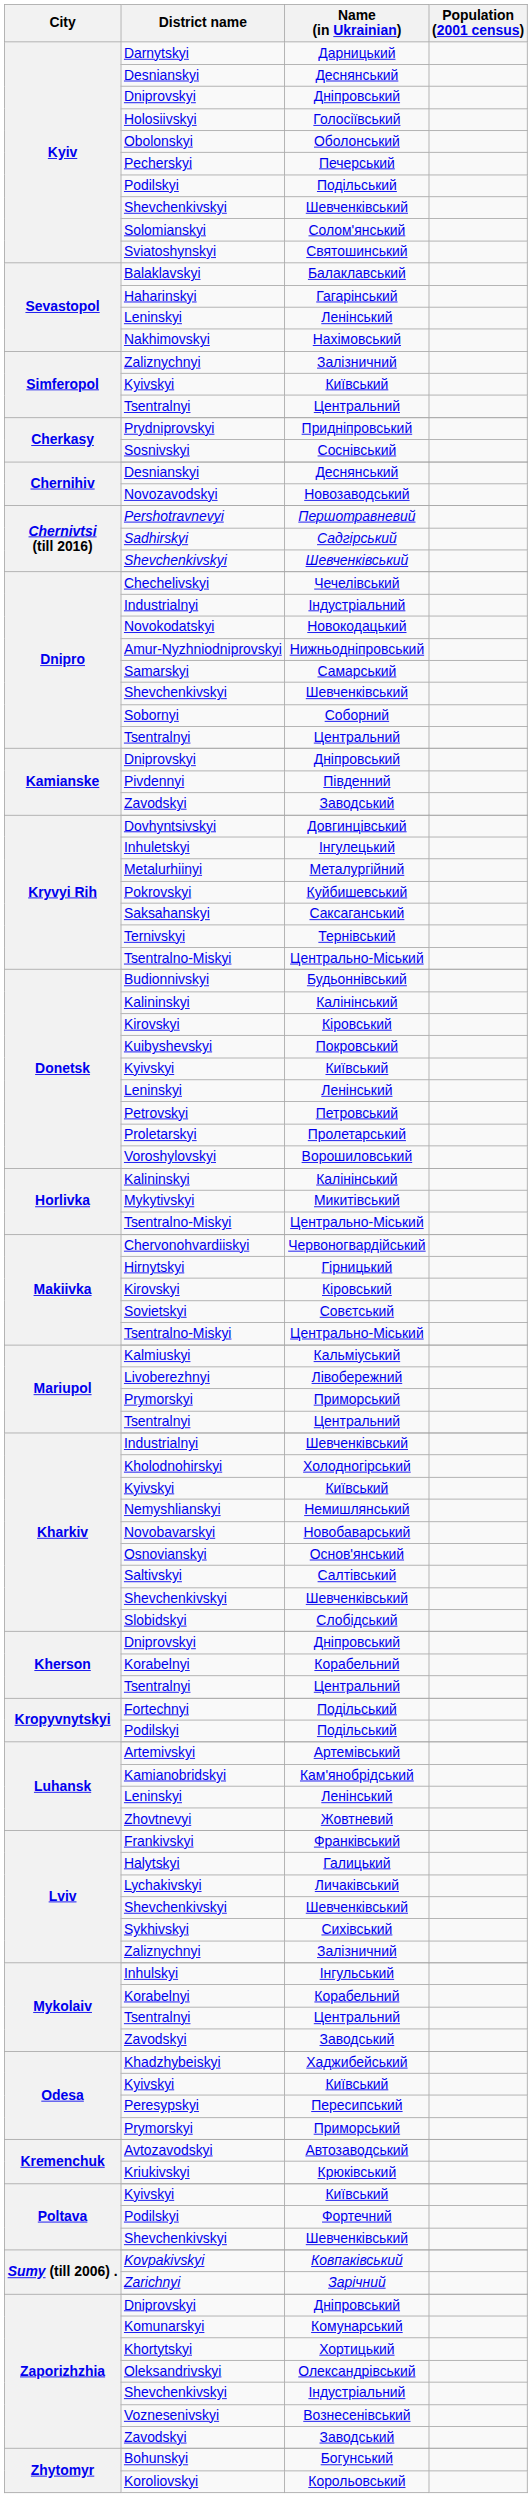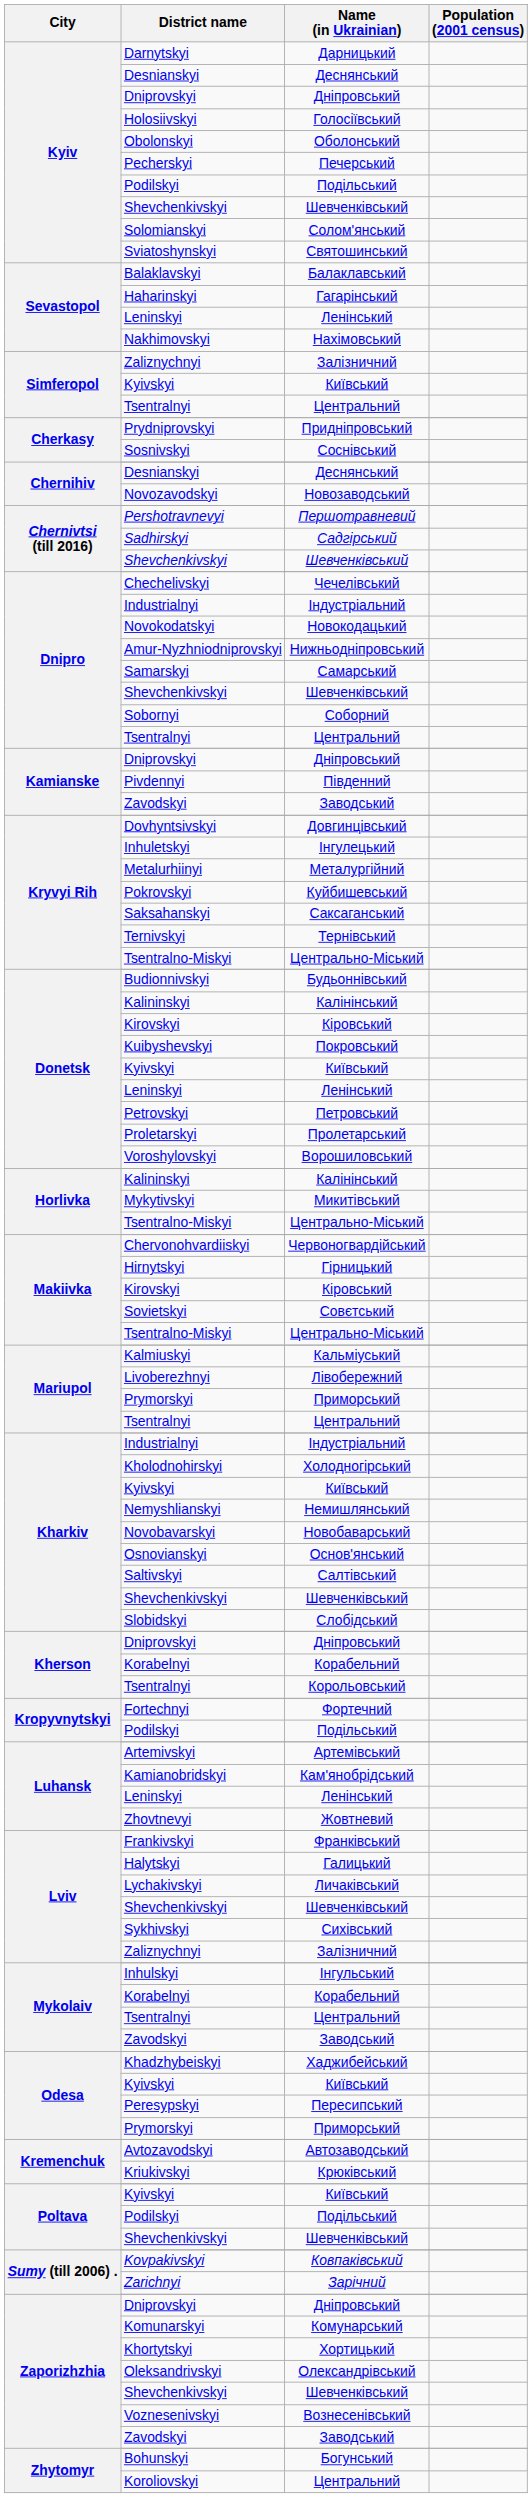(357, 1444) Шевченківський -> (357, 1444) Індустріальний
(357, 1686) Центральний -> (357, 1686) Корольовський
(357, 1708) Подільський -> (357, 1708) Фортечний
(357, 2216) Фортечний -> (357, 2216) Подільський
(357, 2393) Індустріальний -> (357, 2393) Шевченківський
(357, 2481) Корольовський -> (357, 2481) Центральний
